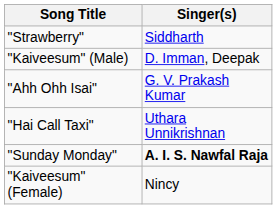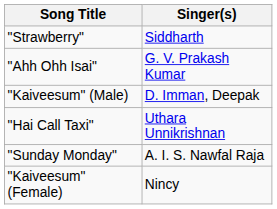rows swapped: (52, 88) <-> (68, 59)
(206, 155) bold -> (204, 155) normal
